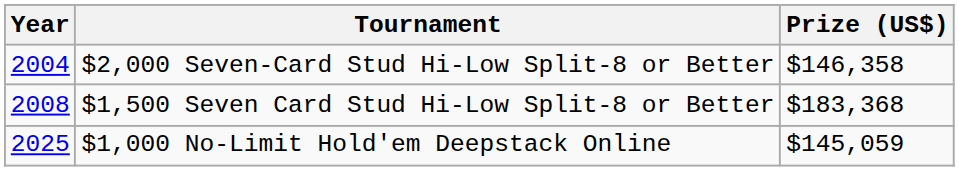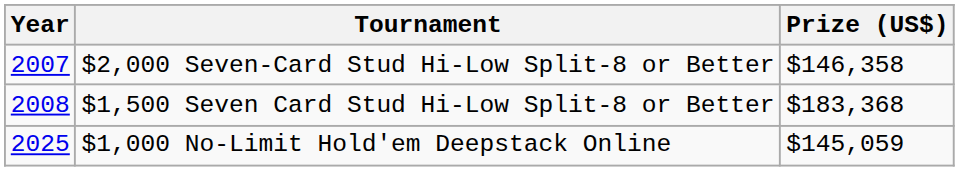(40, 65) 2004 -> (40, 65) 2007
